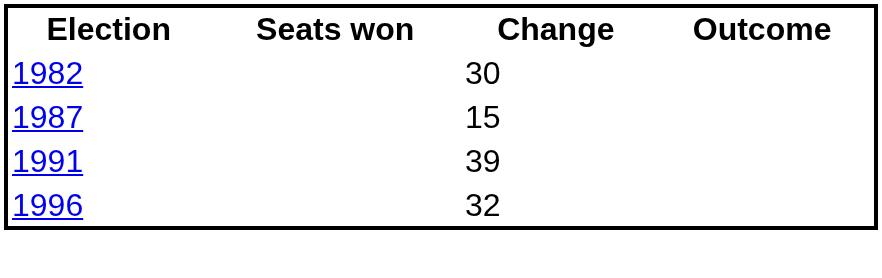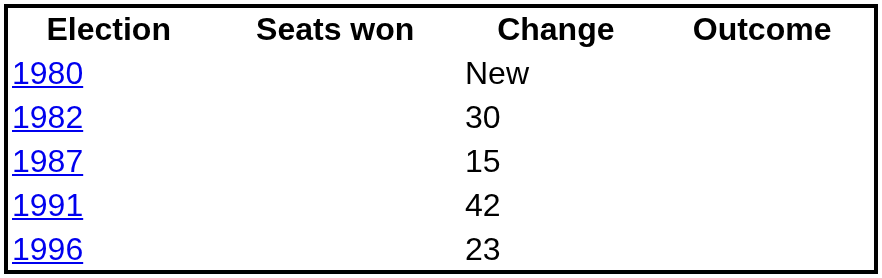+ row: (48, 73)
(483, 161) 39 -> (483, 205) 42
(483, 205) 32 -> (483, 249) 23
